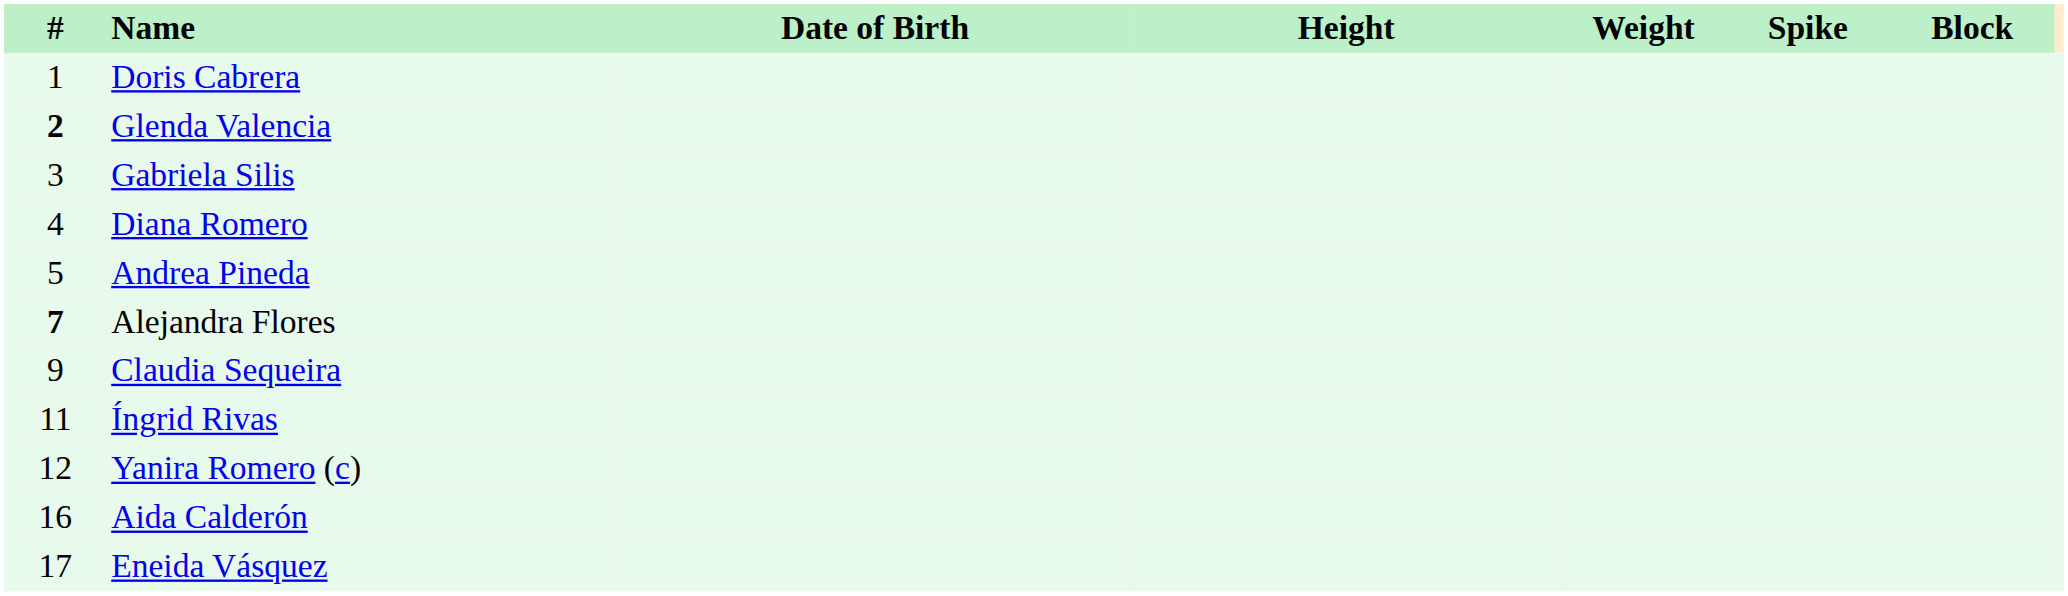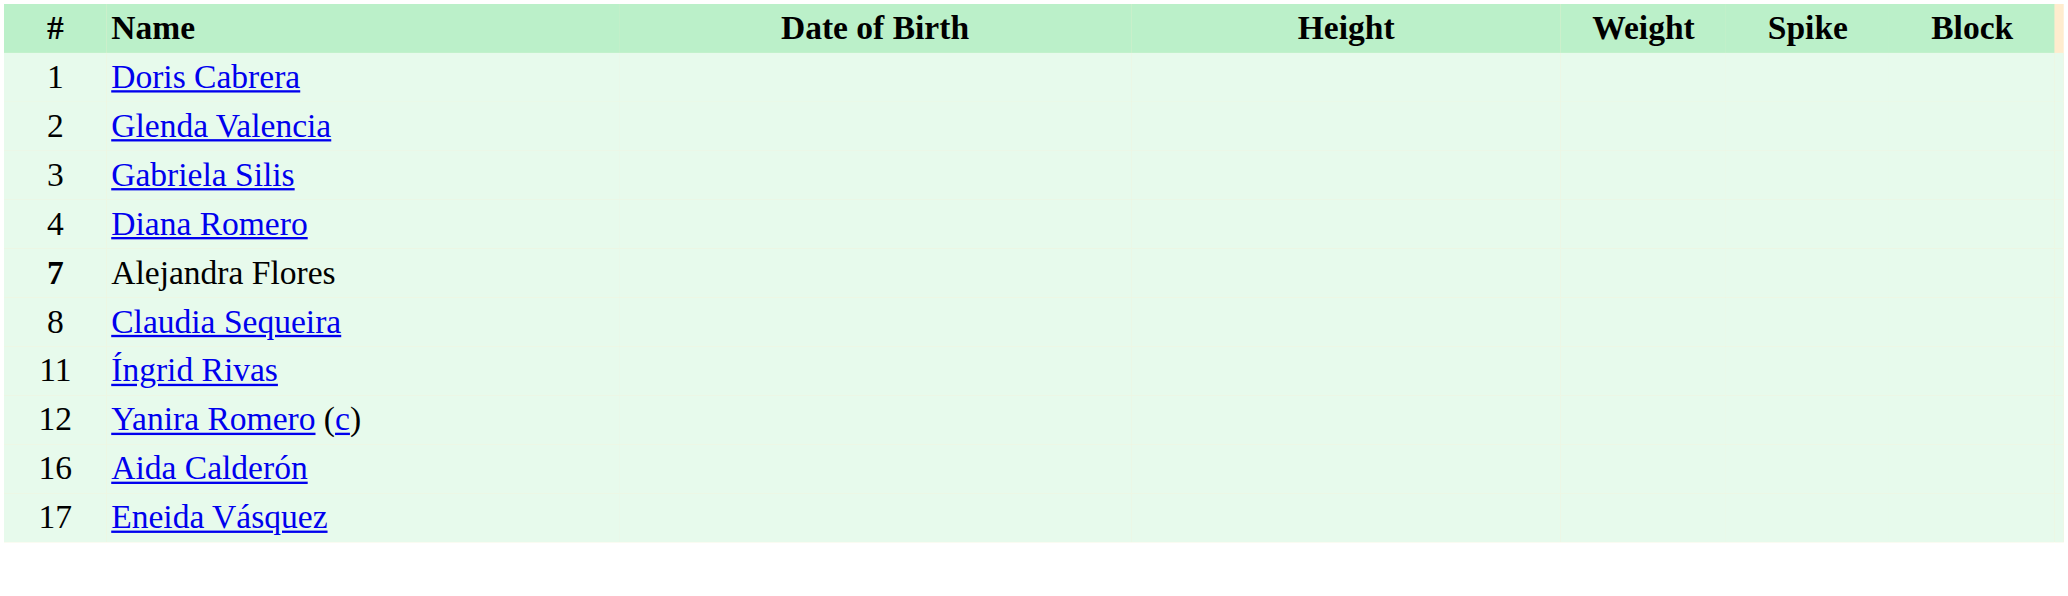(55, 125) bold -> (55, 125) normal
- row: (210, 272)
(55, 370) 9 -> (55, 321) 8
